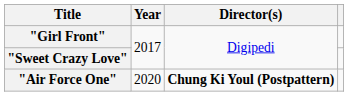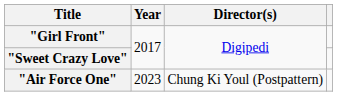(148, 79) 2020 -> (148, 79) 2023
(251, 79) bold -> (245, 79) normal
